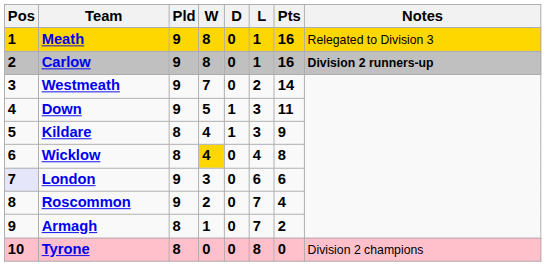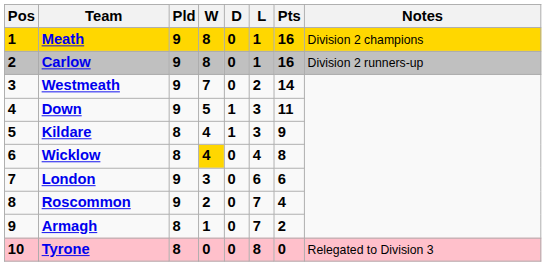(371, 40) Relegated to Division 3 -> (365, 40) Division 2 champions
(371, 62) bold -> (365, 63) normal
(12, 179) lavender background -> (12, 179) no background
(365, 250) Division 2 champions -> (371, 250) Relegated to Division 3
